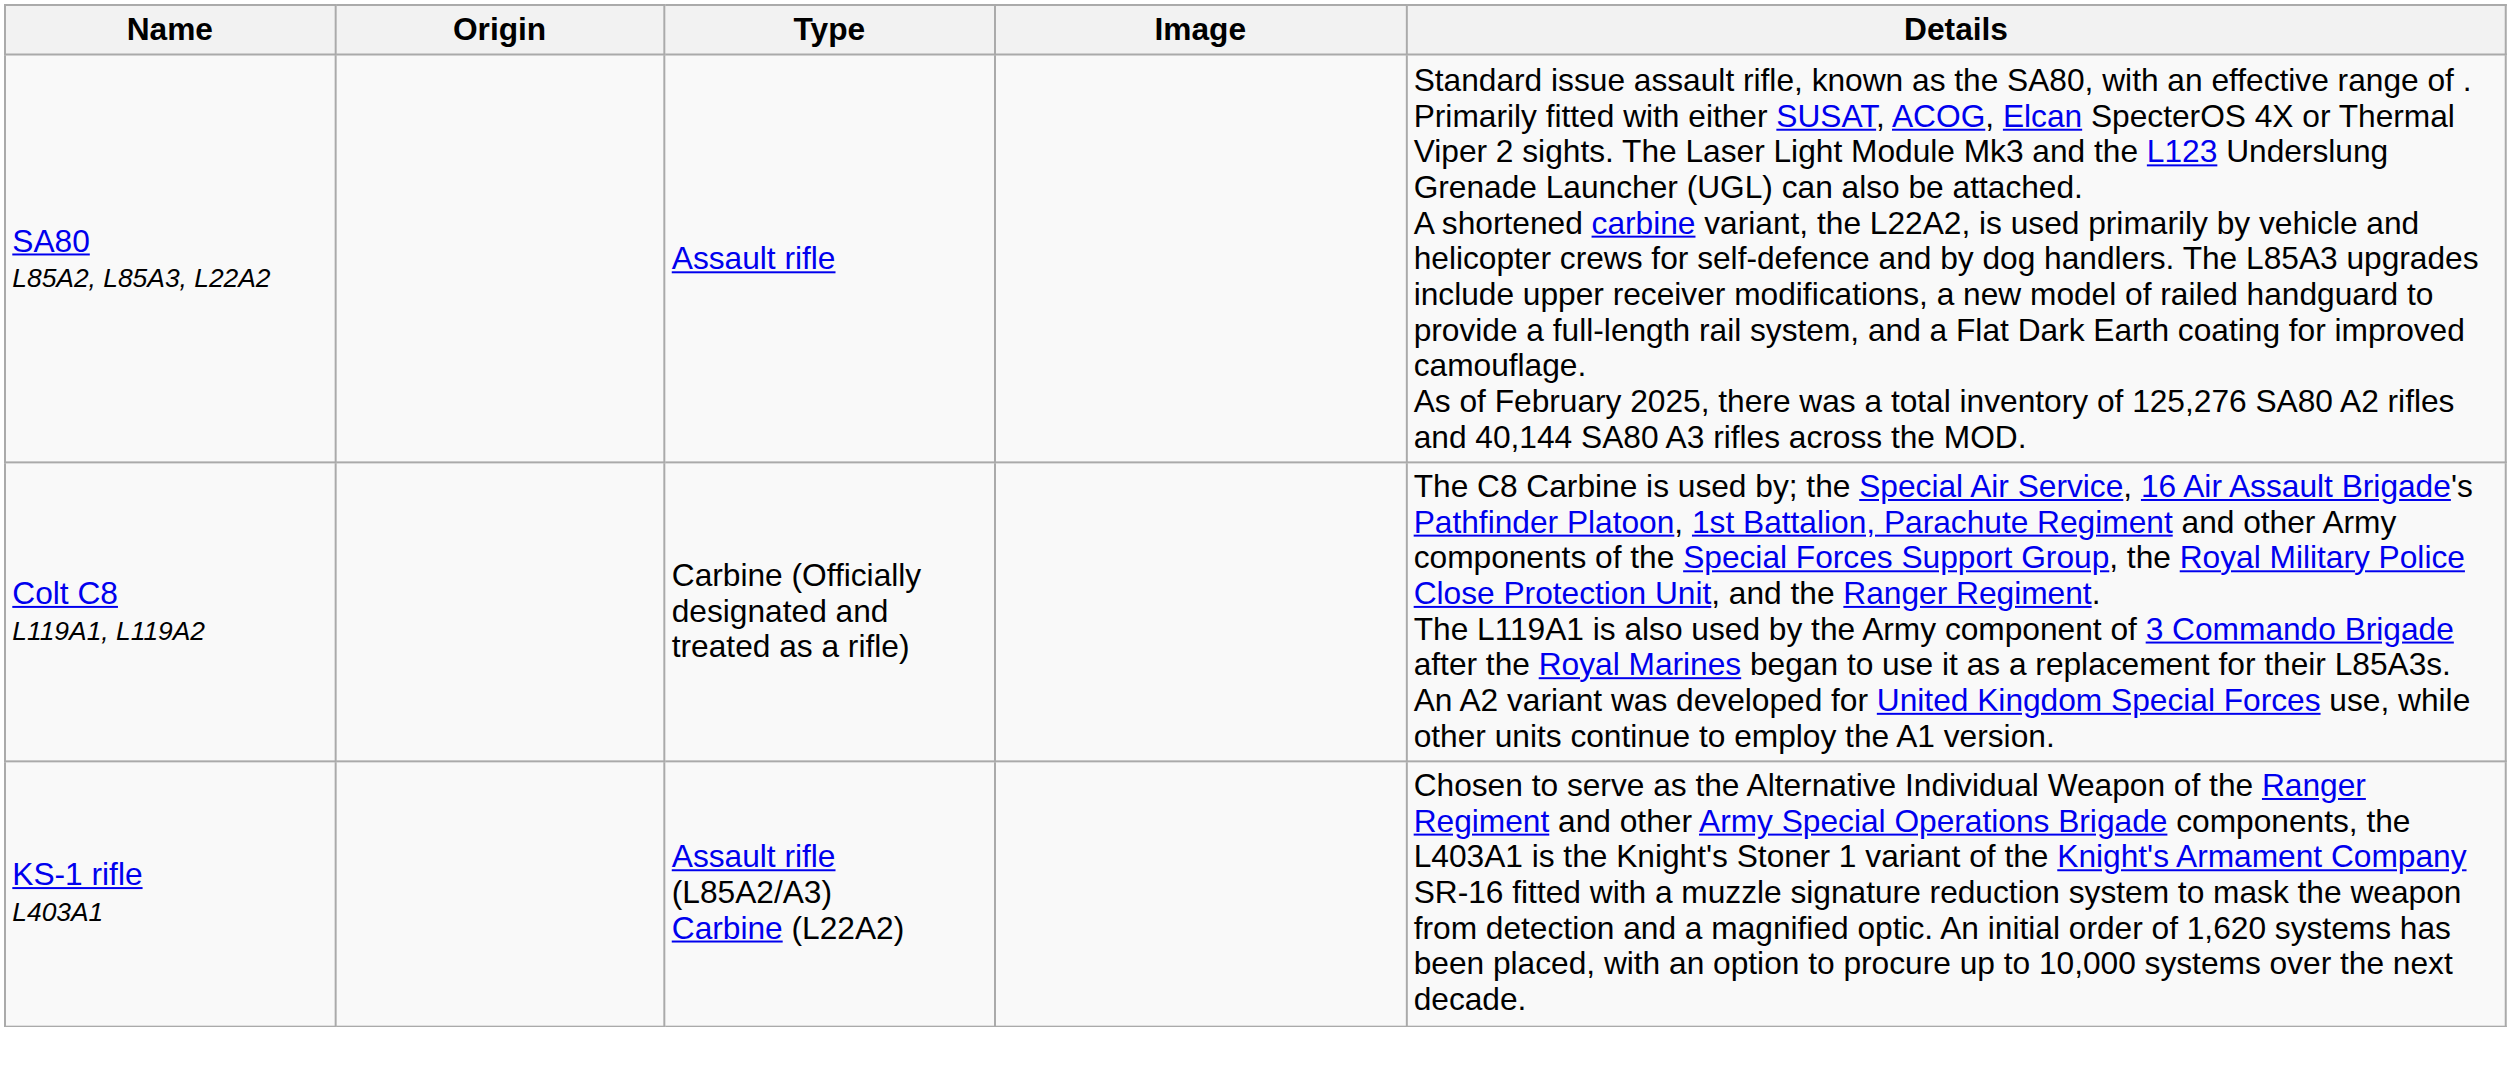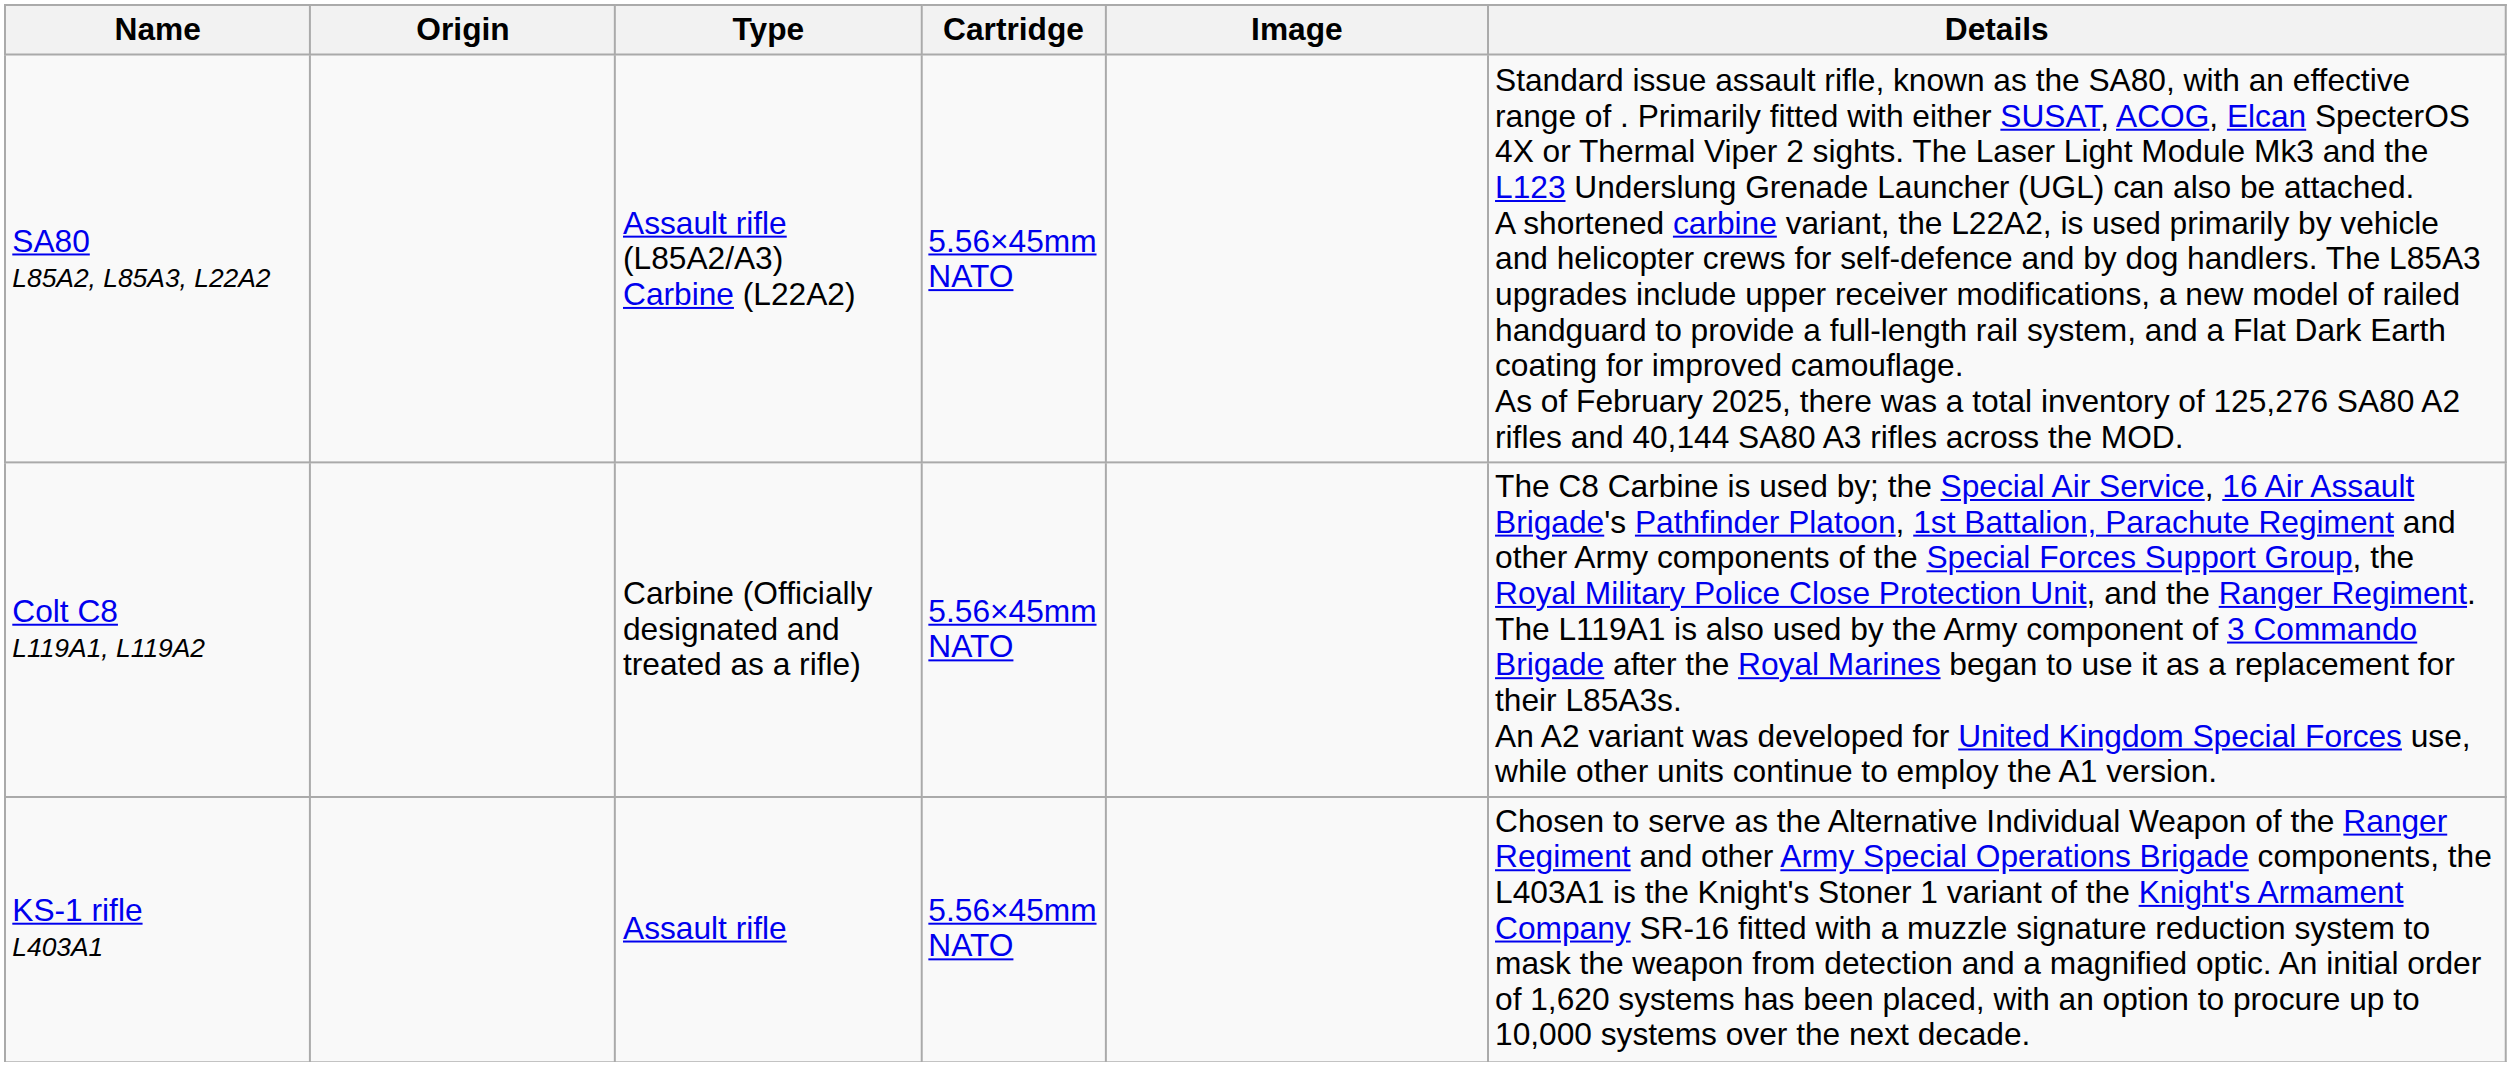+ column: (1014, 29)
(754, 258) Assault rifle -> (739, 258) Assault rifle (L85A2/A3) Carbine (L22A2)
(788, 893) Assault rifle (L85A2/A3) Carbine (L22A2) -> (705, 928) Assault rifle
